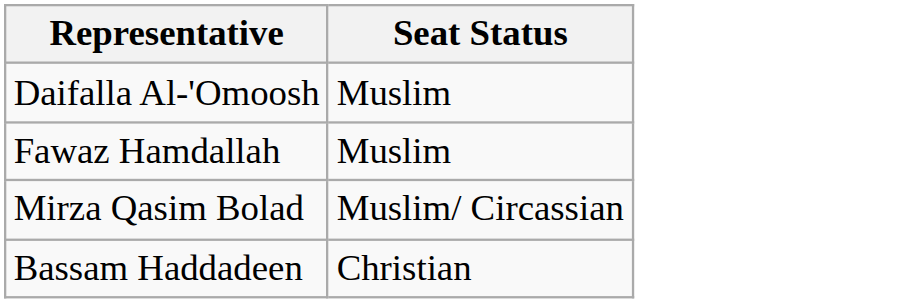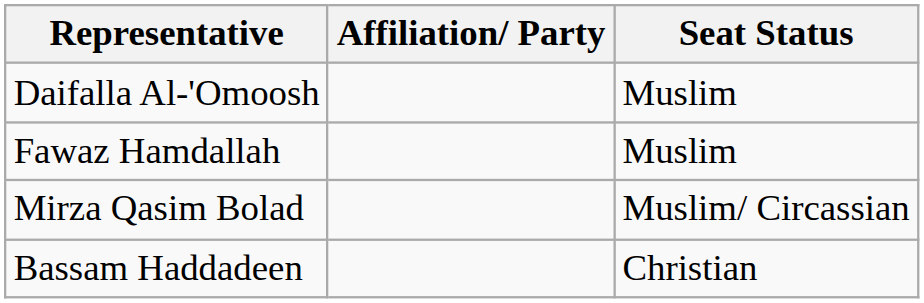+ column: (471, 33)
